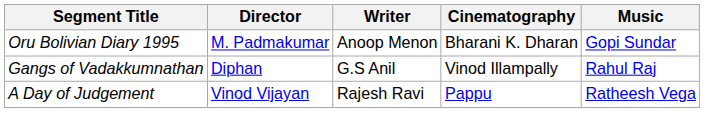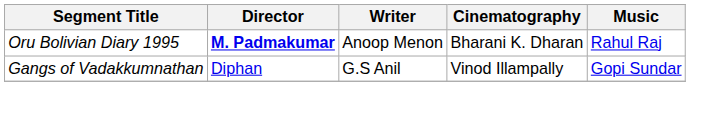(270, 42) normal -> (273, 42) bold
(631, 42) Gopi Sundar -> (626, 42) Rahul Raj
(621, 68) Rahul Raj -> (636, 68) Gopi Sundar
- row: (81, 94)
